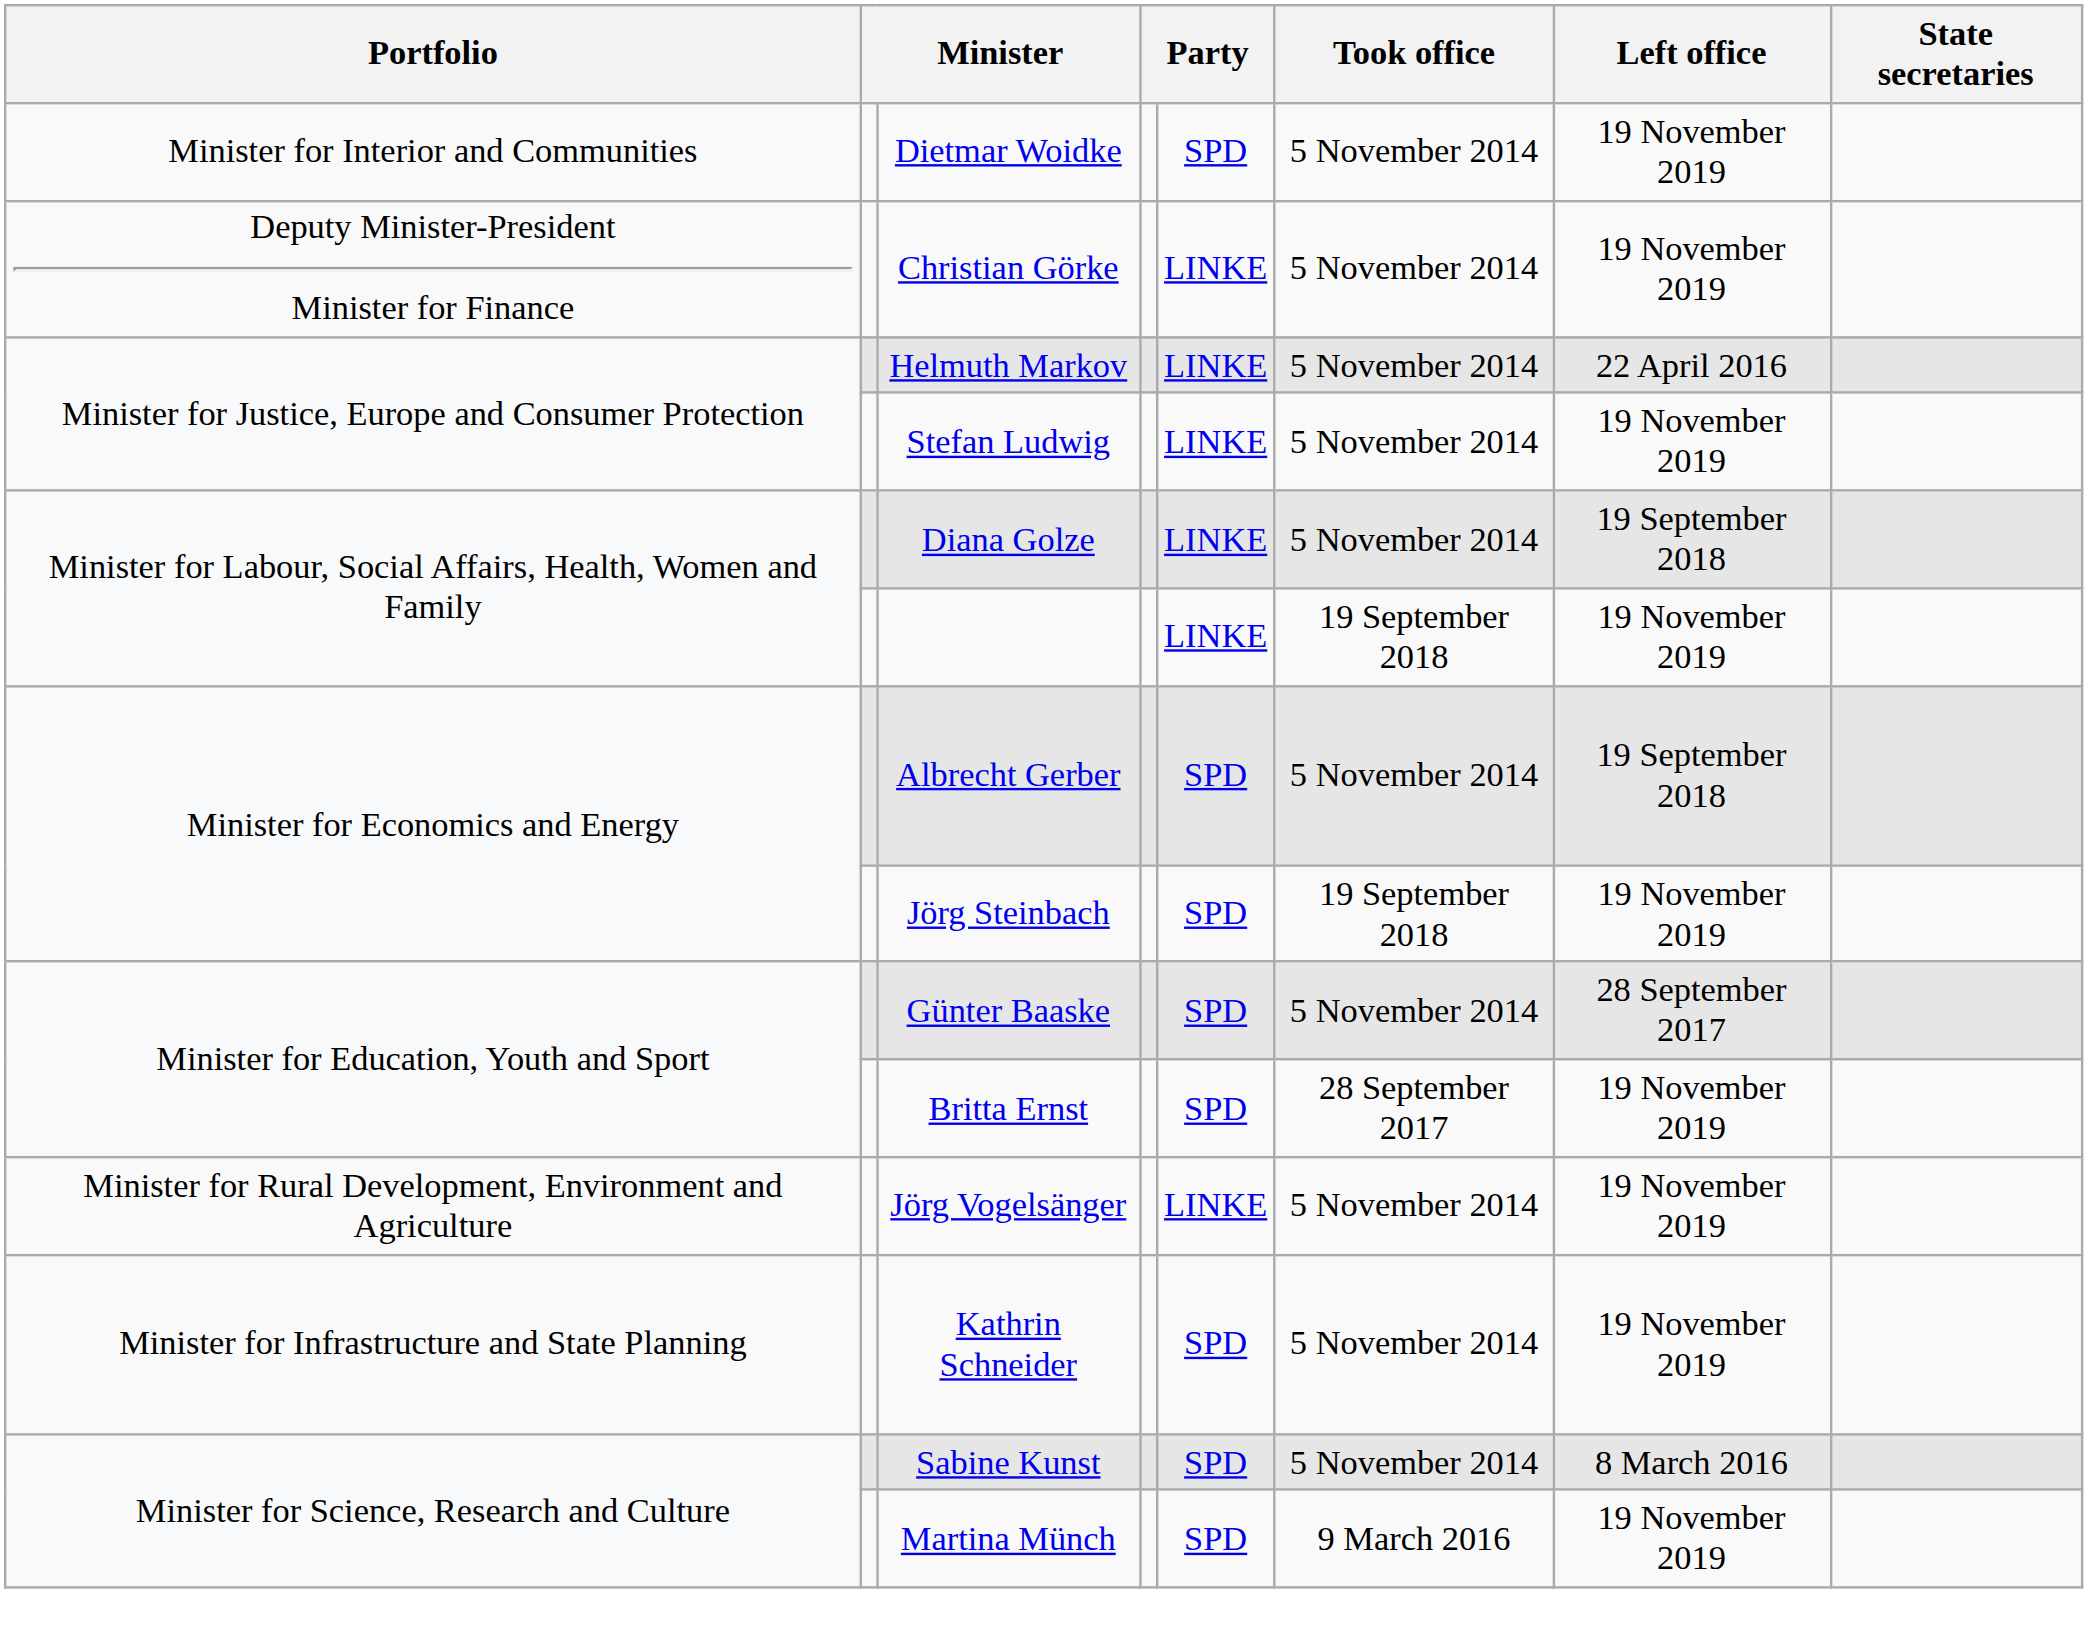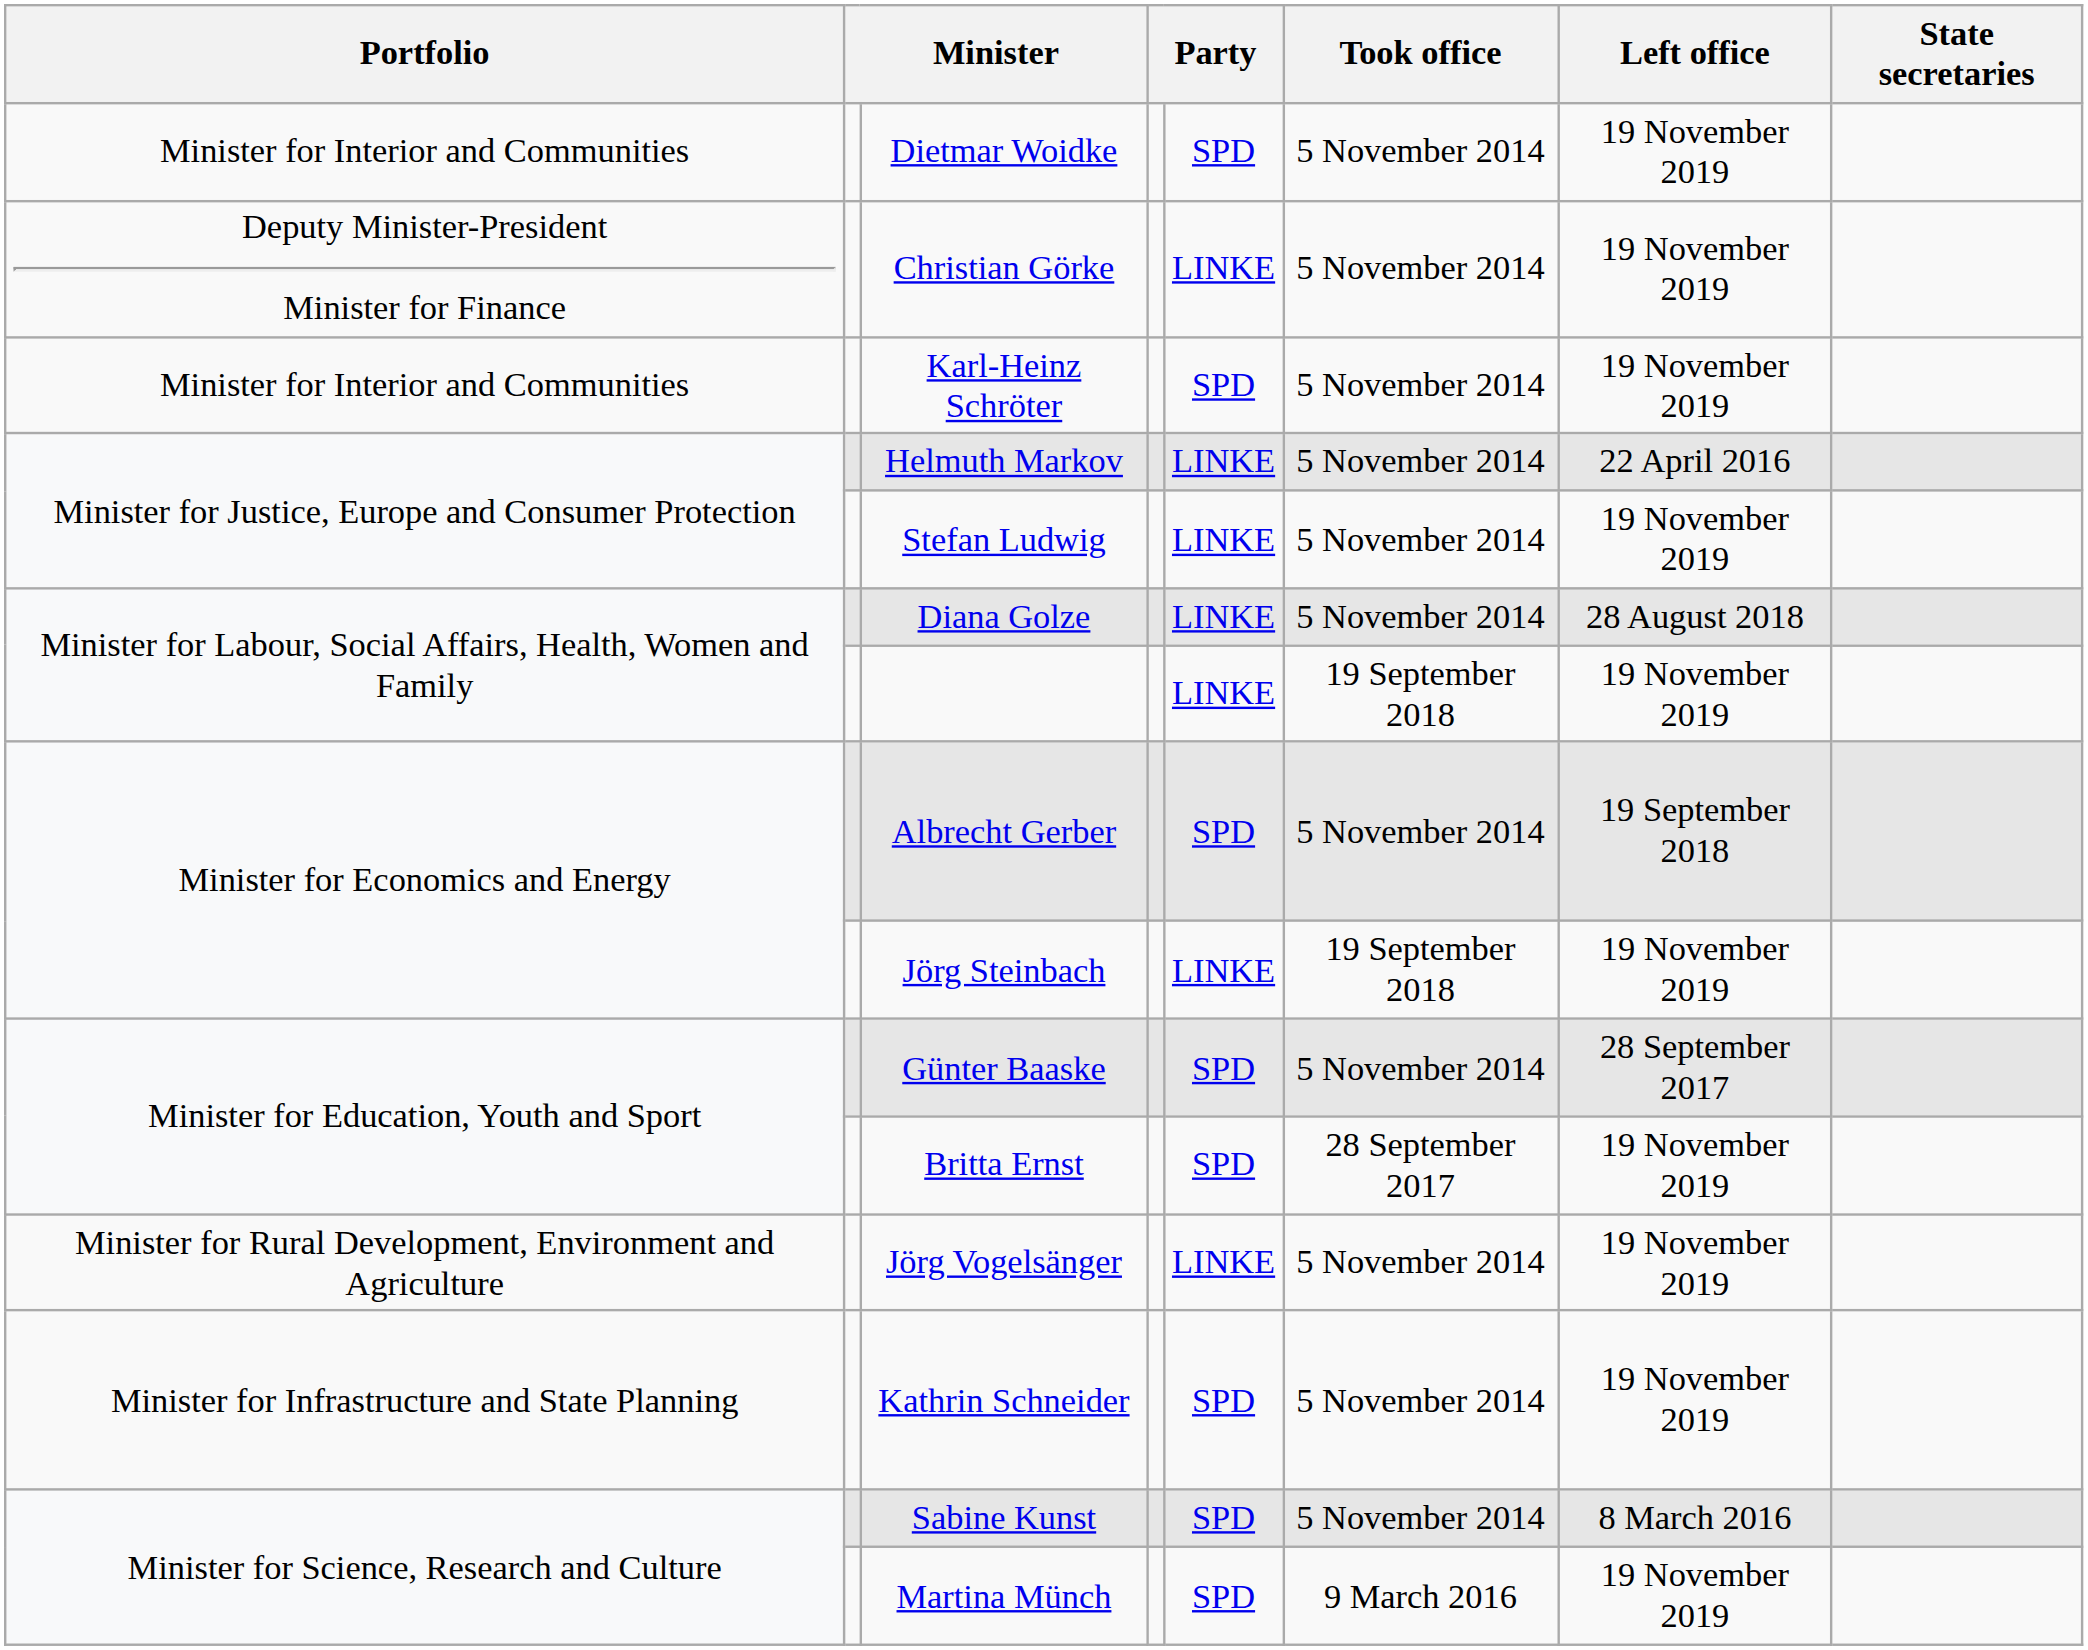+ row: (1004, 384)
(1691, 539) 19 September 2018 -> (1695, 616) 28 August 2018
(1216, 913) SPD -> (1224, 969) LINKE
